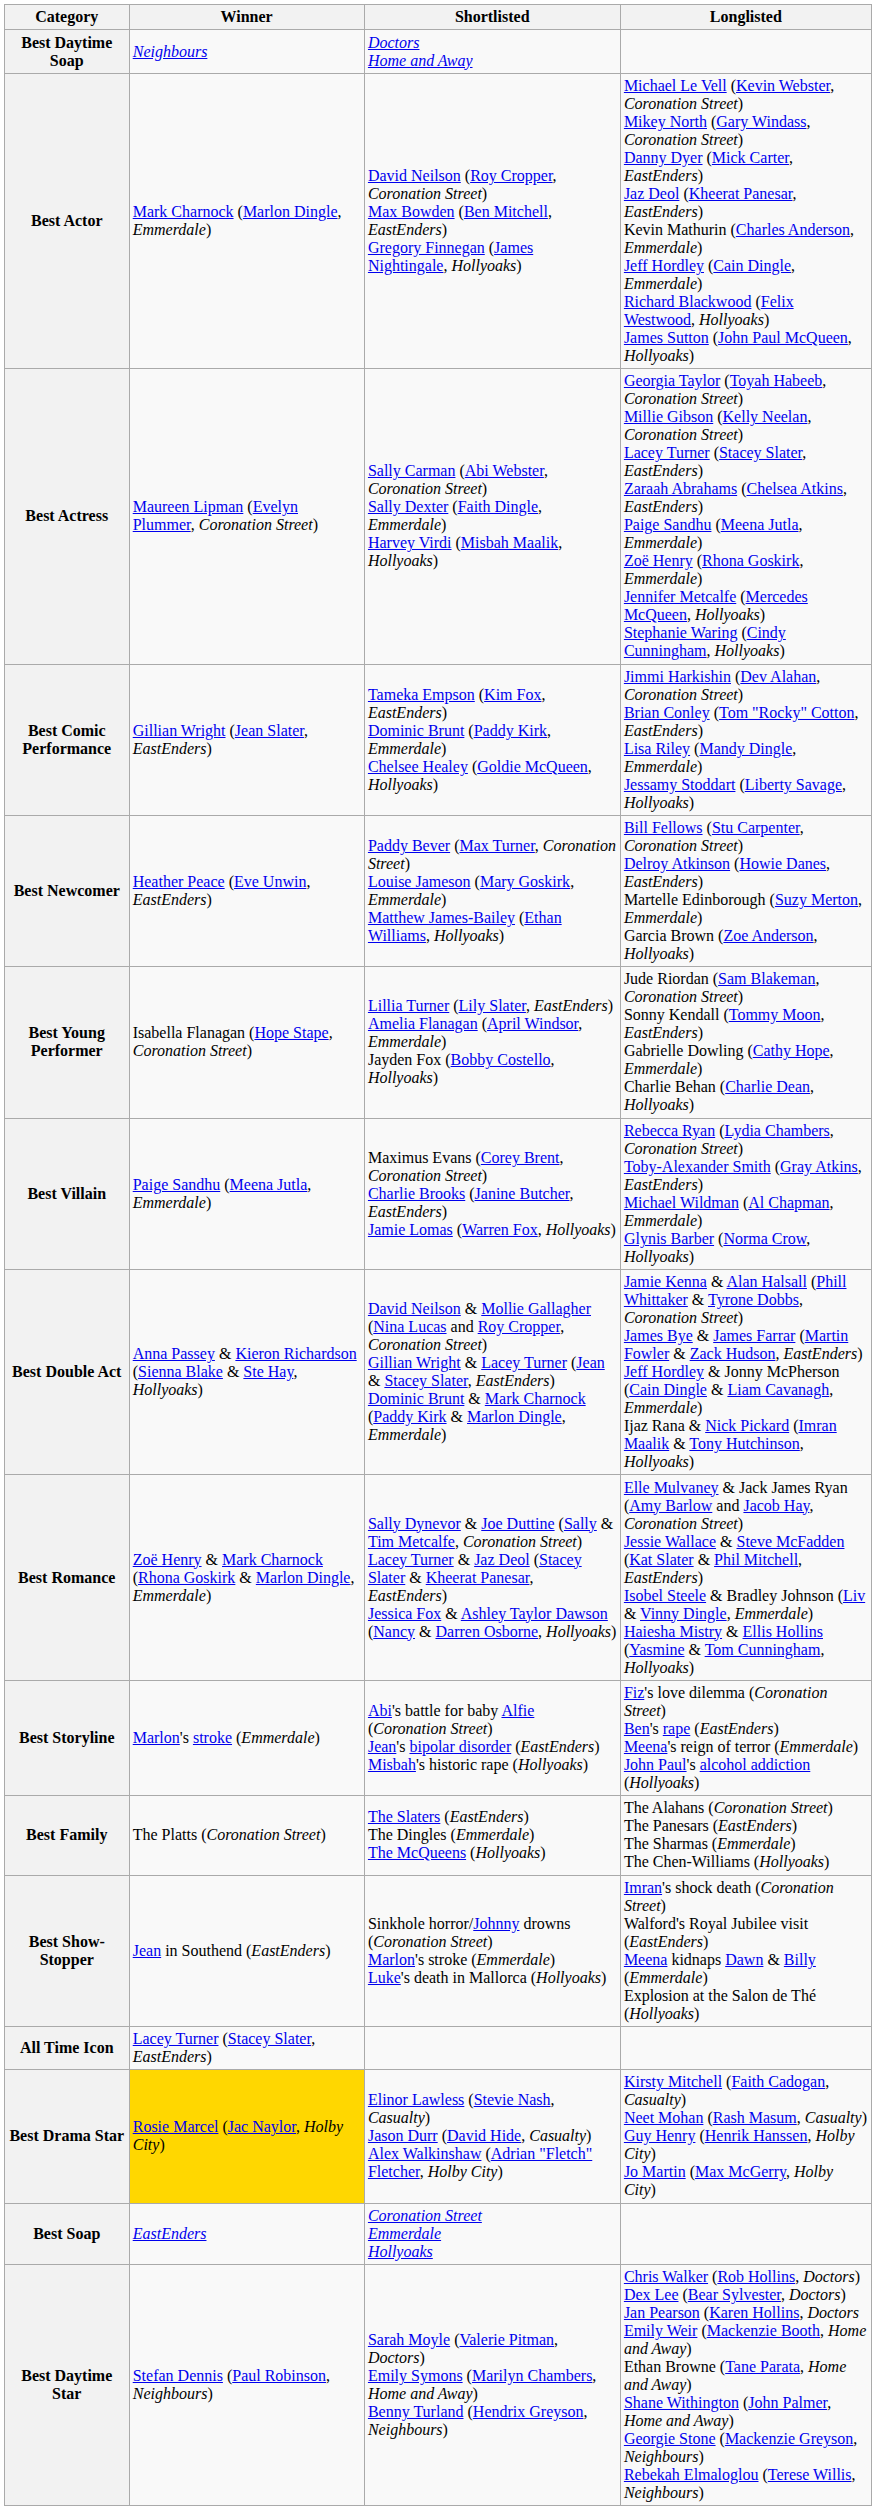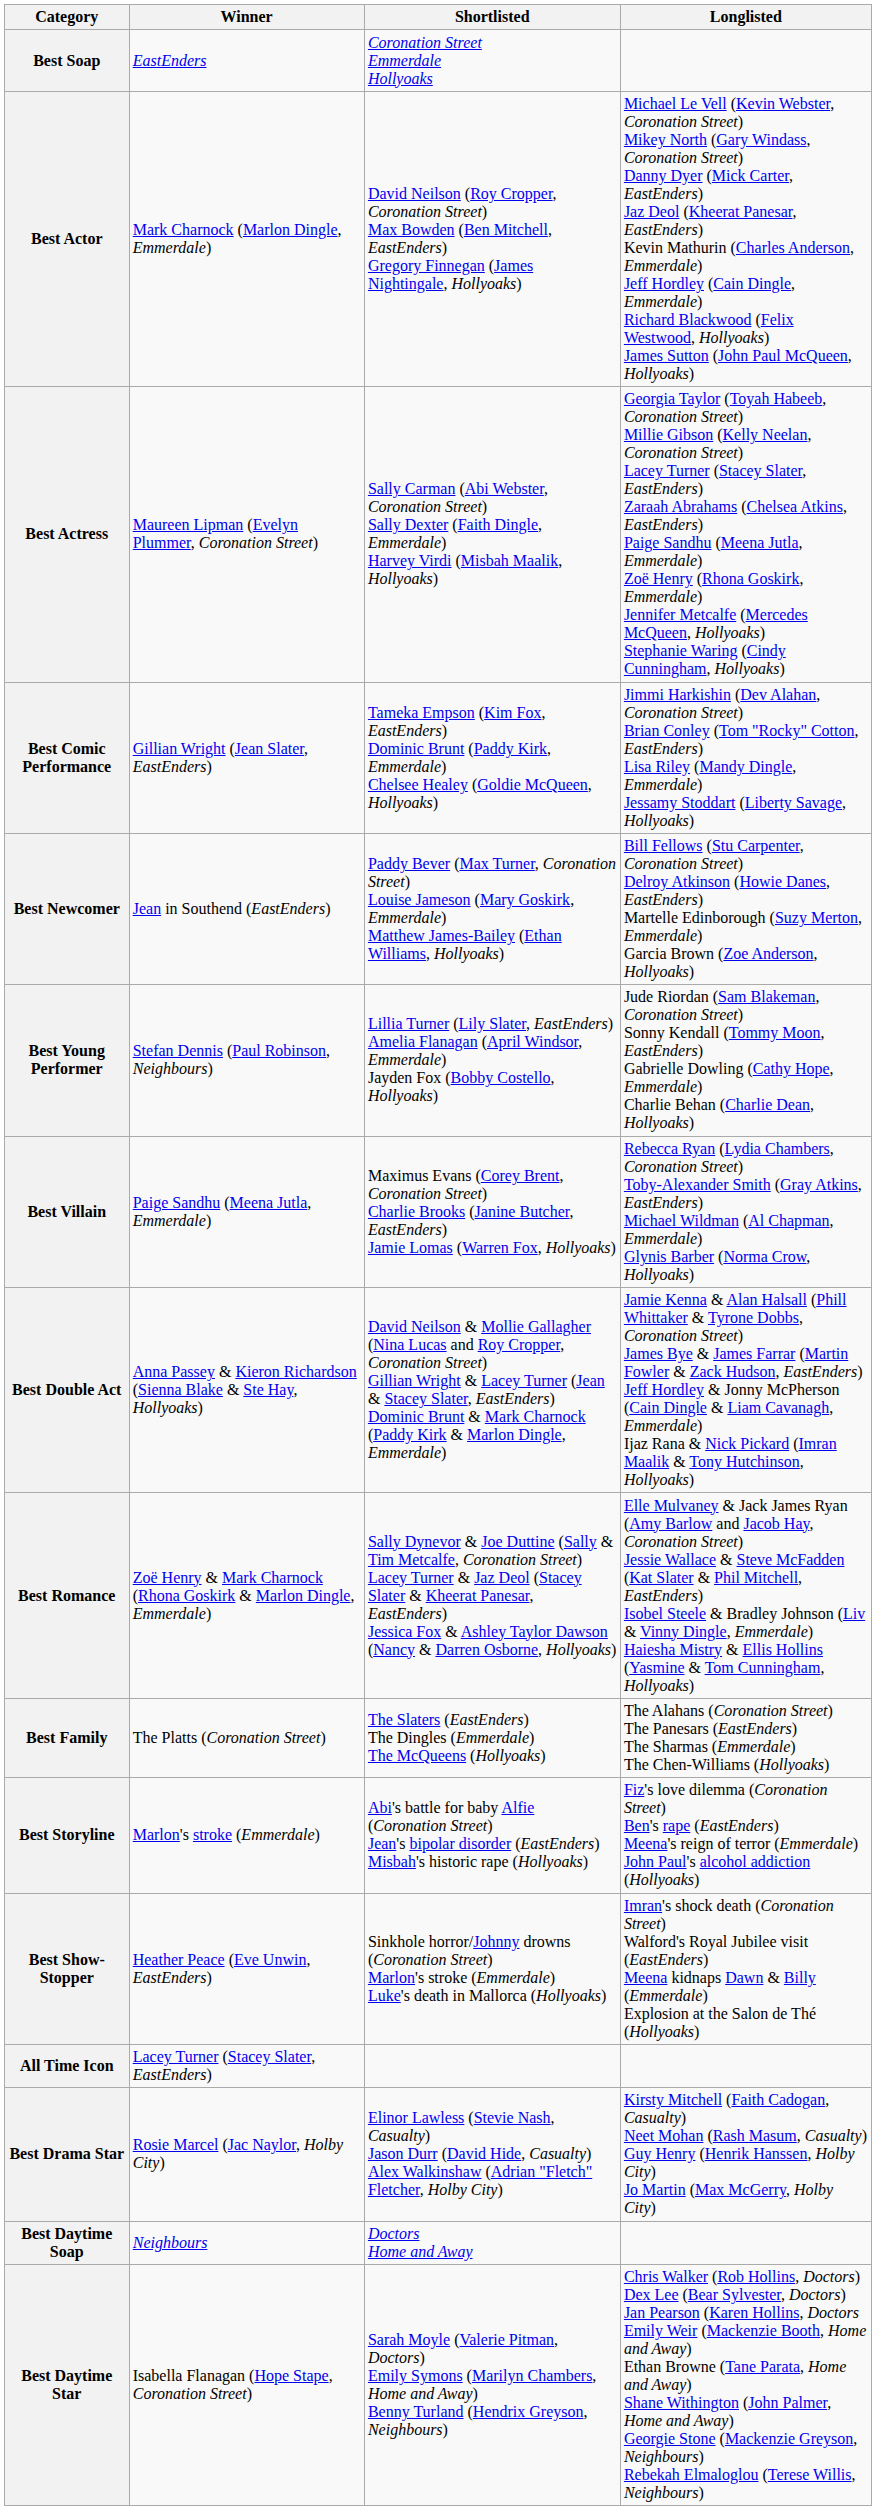rows swapped: (67, 2233) <-> (67, 51)
(222, 891) Heather Peace (Eve Unwin, EastEnders) -> (232, 909) Jean in Southend (EastEnders)
(233, 1042) Isabella Flanagan (Hope Stape, Coronation Street) -> (231, 1060) Stefan Dennis (Paul Robinson, Neighbours)
rows swapped: (67, 1835) <-> (67, 1737)
(232, 1950) Jean in Southend (EastEnders) -> (222, 1968) Heather Peace (Eve Unwin, EastEnders)
(238, 2136) gold background -> (238, 2154) no background
(231, 2385) Stefan Dennis (Paul Robinson, Neighbours) -> (233, 2385) Isabella Flanagan (Hope Stape, Coronation Street)
